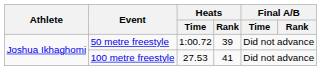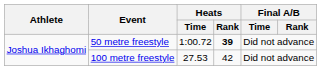(228, 43) normal -> (228, 43) bold
(228, 58) 41 -> (228, 58) 42
